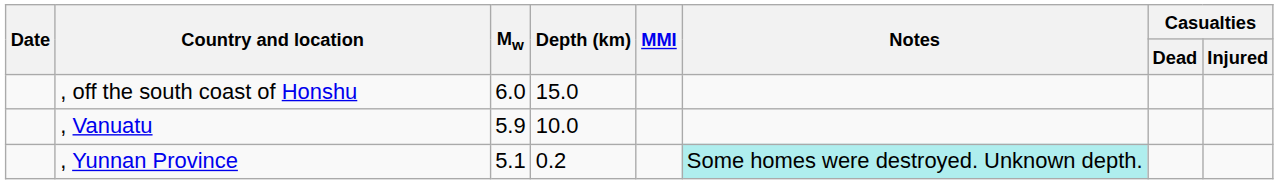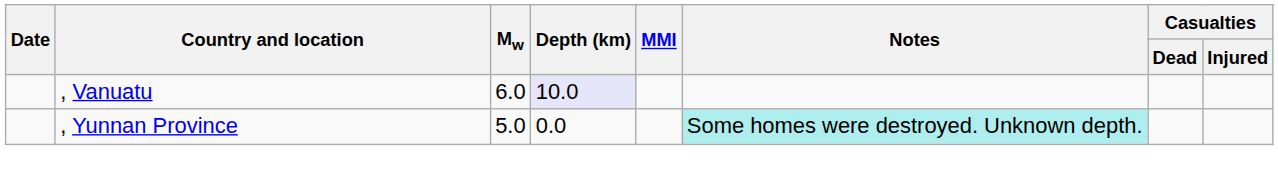- row: (209, 91)
(510, 126) 5.9 -> (510, 91) 6.0
(557, 126) no background -> (557, 91) lavender background
(510, 160) 5.1 -> (510, 126) 5.0
(551, 160) 0.2 -> (551, 126) 0.0
